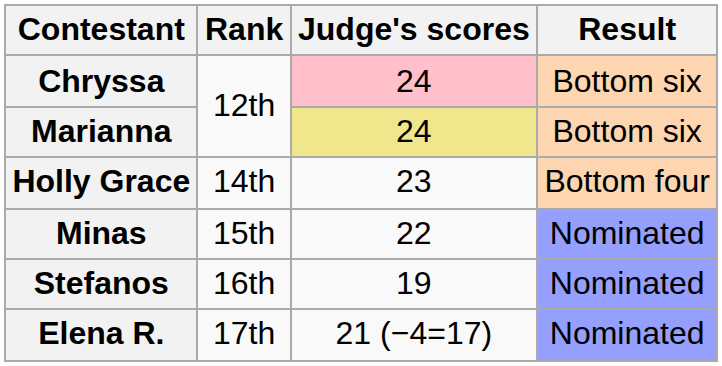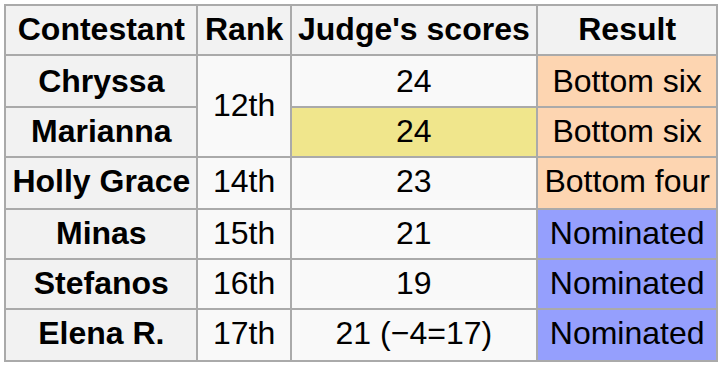(414, 80) pink background -> (414, 80) no background
(414, 232) 22 -> (414, 232) 21
